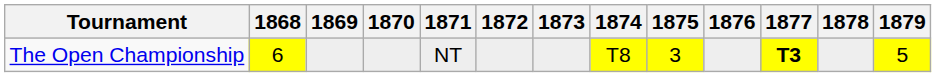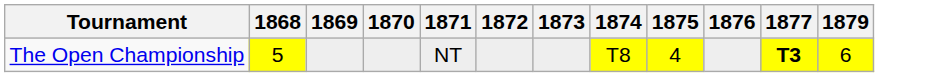- column: (846, 22)
(278, 55) 6 -> (278, 55) 5
(675, 55) 3 -> (675, 55) 4
(902, 55) 5 -> (846, 55) 6
